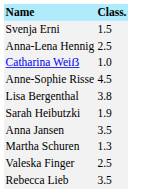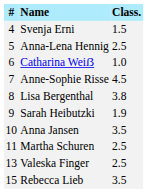+ column: (11, 12)
(105, 146) 1.3 -> (119, 146) 2.5
